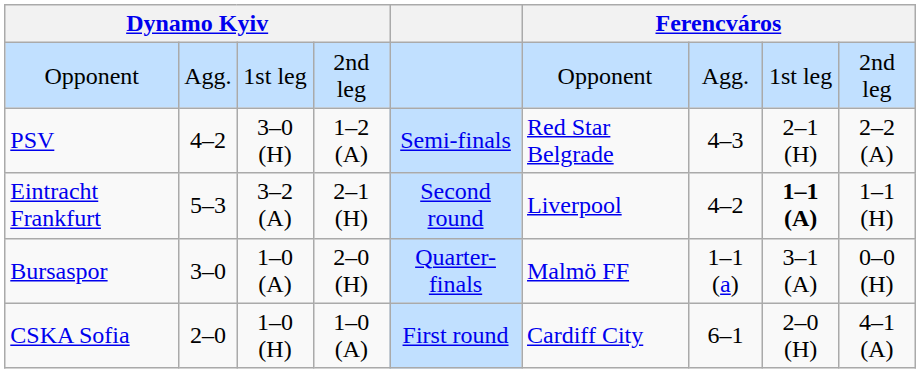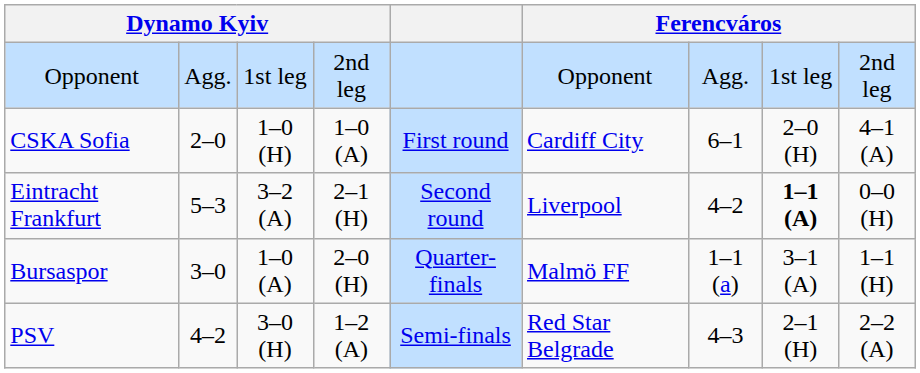rows swapped: (70, 335) <-> (32, 140)
(877, 205) 1–1 (H) -> (877, 205) 0–0 (H)
(877, 270) 0–0 (H) -> (877, 270) 1–1 (H)
